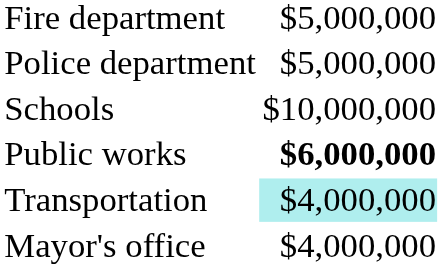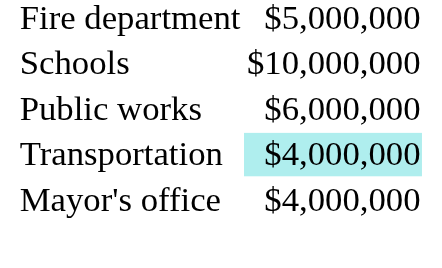- row: (130, 62)
(358, 153) bold -> (342, 108) normal
